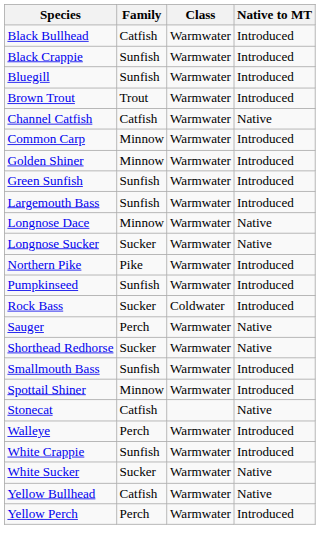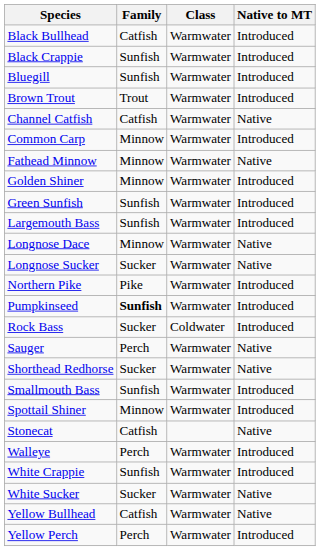+ row: (52, 160)
(140, 285) normal -> (141, 306) bold
